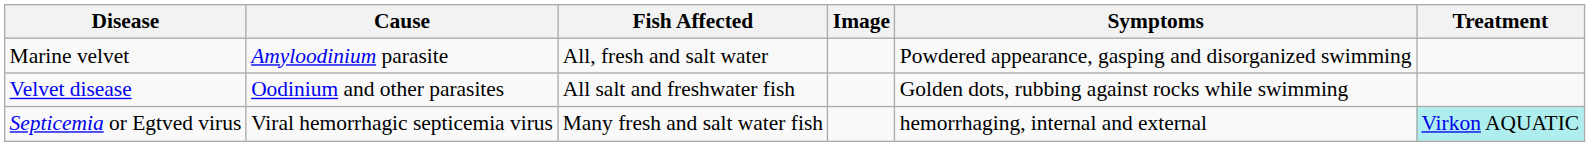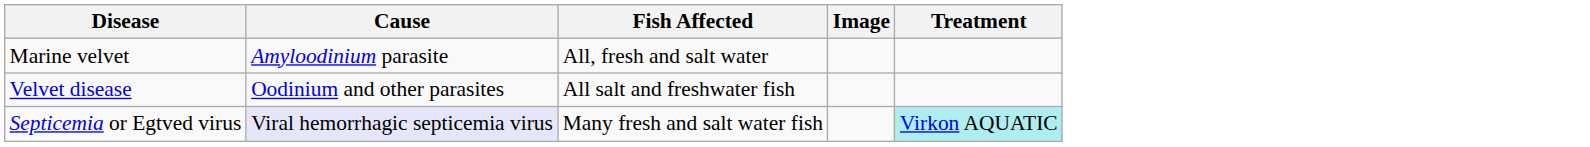- column: (1156, 21)
(402, 123) no background -> (402, 123) lavender background
